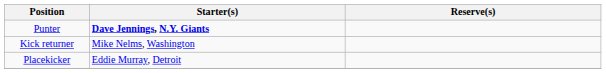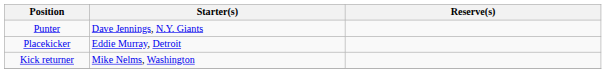(150, 28) bold -> (147, 28) normal
rows swapped: (47, 60) <-> (47, 44)
